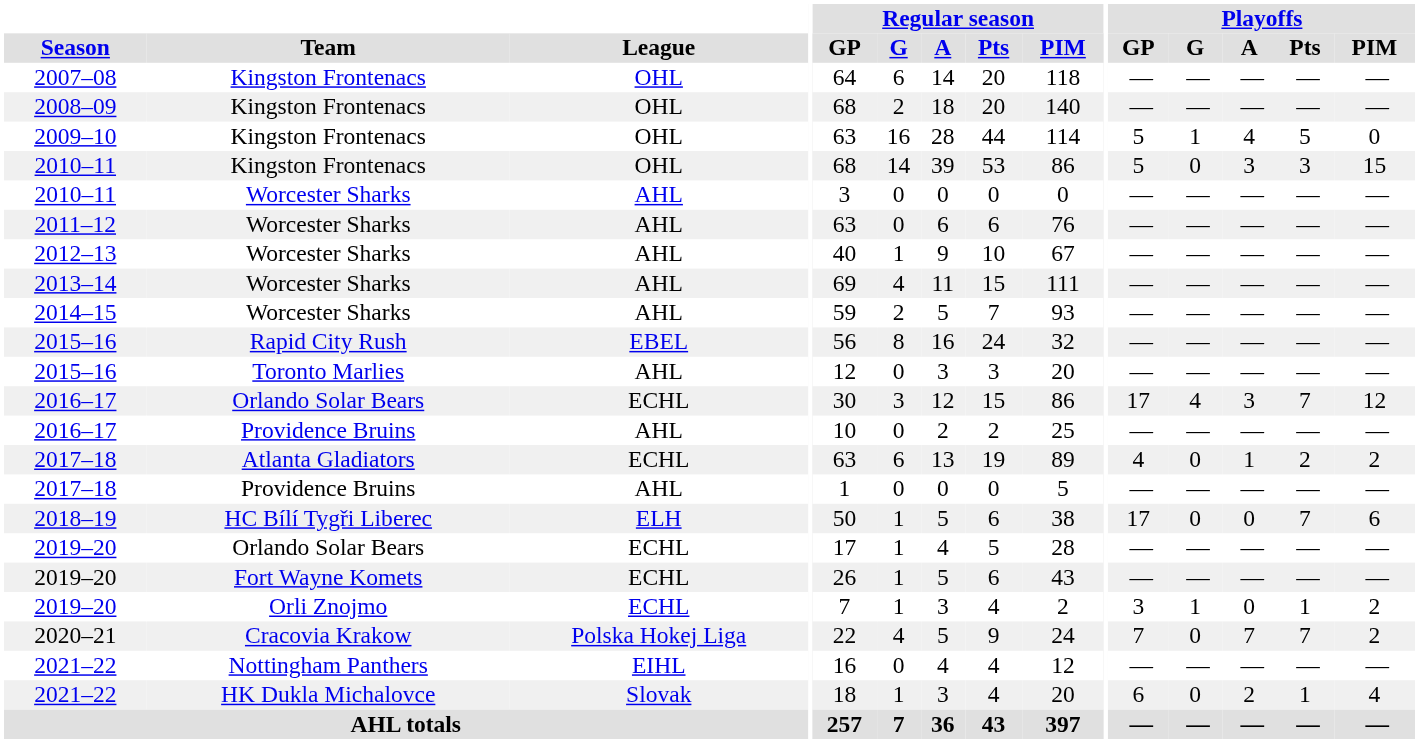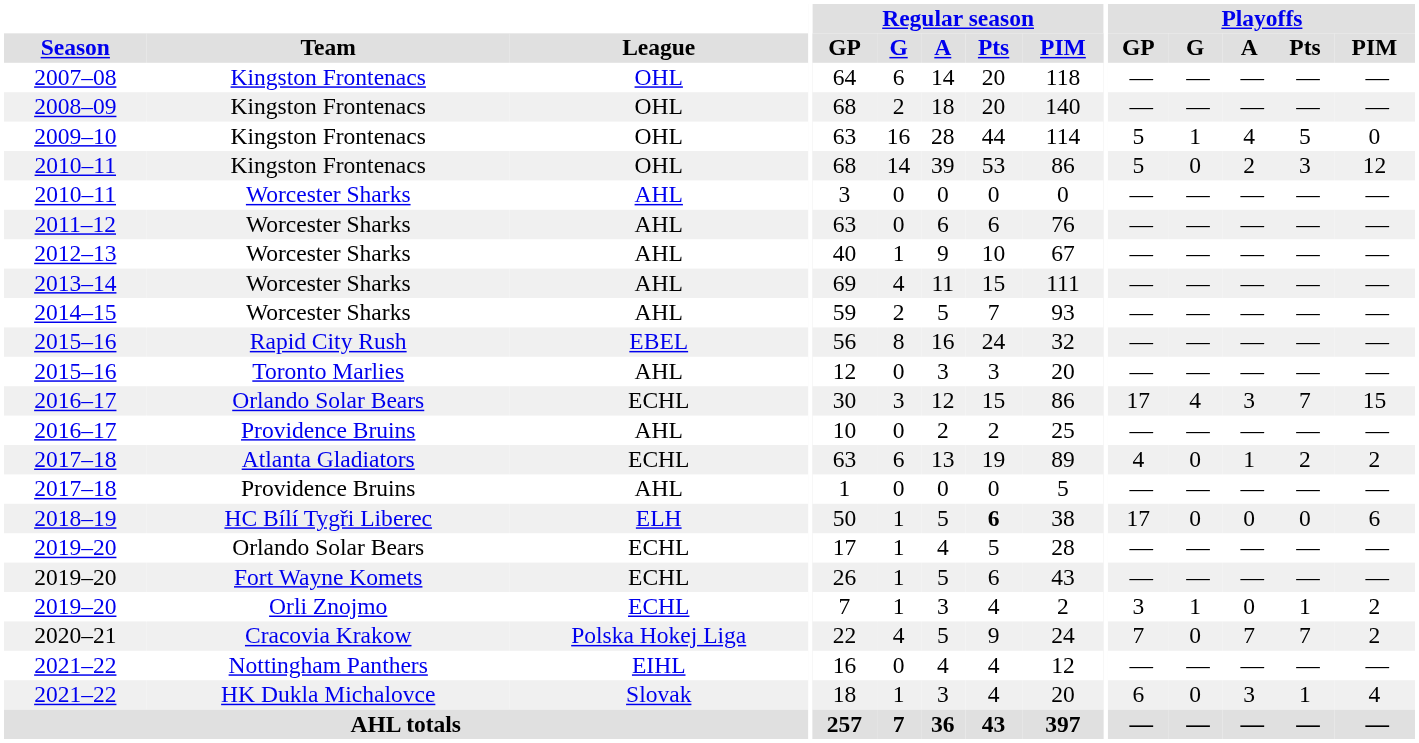(1249, 165) 3 -> (1249, 165) 2
(1374, 165) 15 -> (1374, 165) 12
(1374, 400) 12 -> (1374, 400) 15
(994, 518) normal -> (994, 518) bold
(1305, 518) 7 -> (1305, 518) 0
(1249, 694) 2 -> (1249, 694) 3
